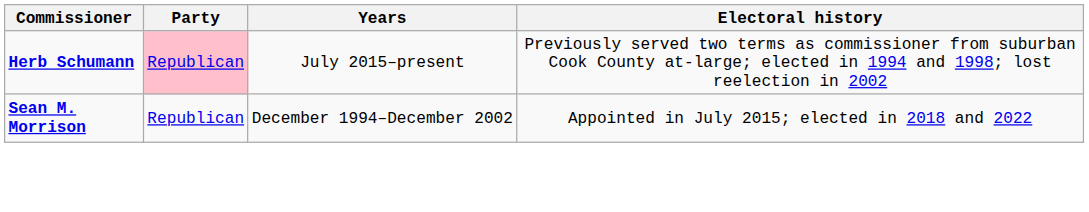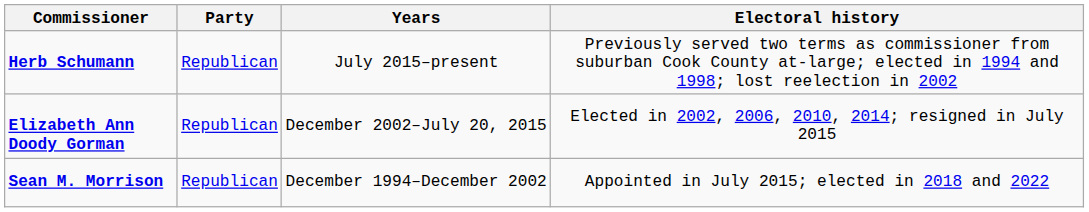(196, 63) pink background -> (230, 63) no background
+ row: (71, 135)
